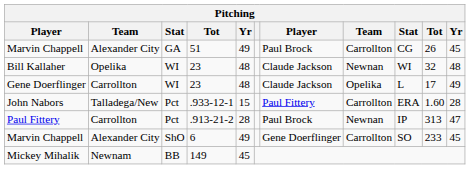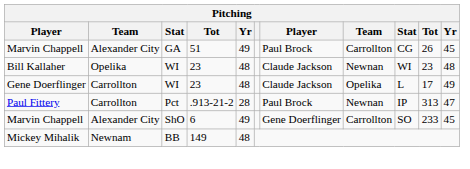(430, 66) 32 -> (427, 66) 23
- row: (35, 102)
(244, 155) 45 -> (244, 137) 48
